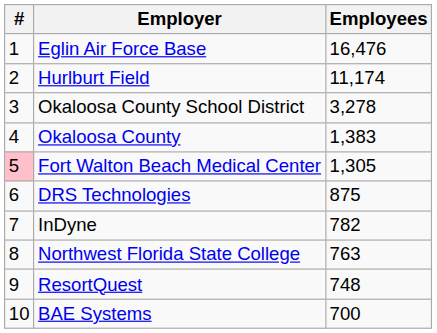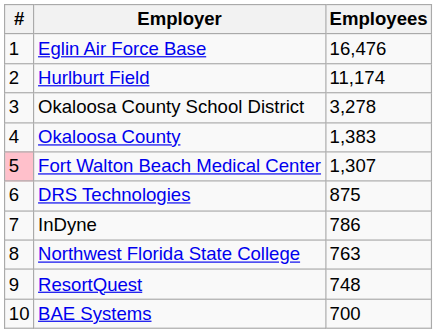(353, 166) 1,305 -> (353, 166) 1,307
(345, 225) 782 -> (345, 225) 786
